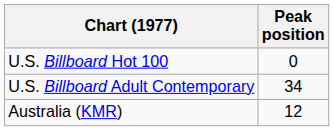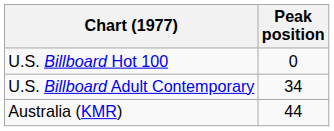(293, 112) 12 -> (293, 112) 44
